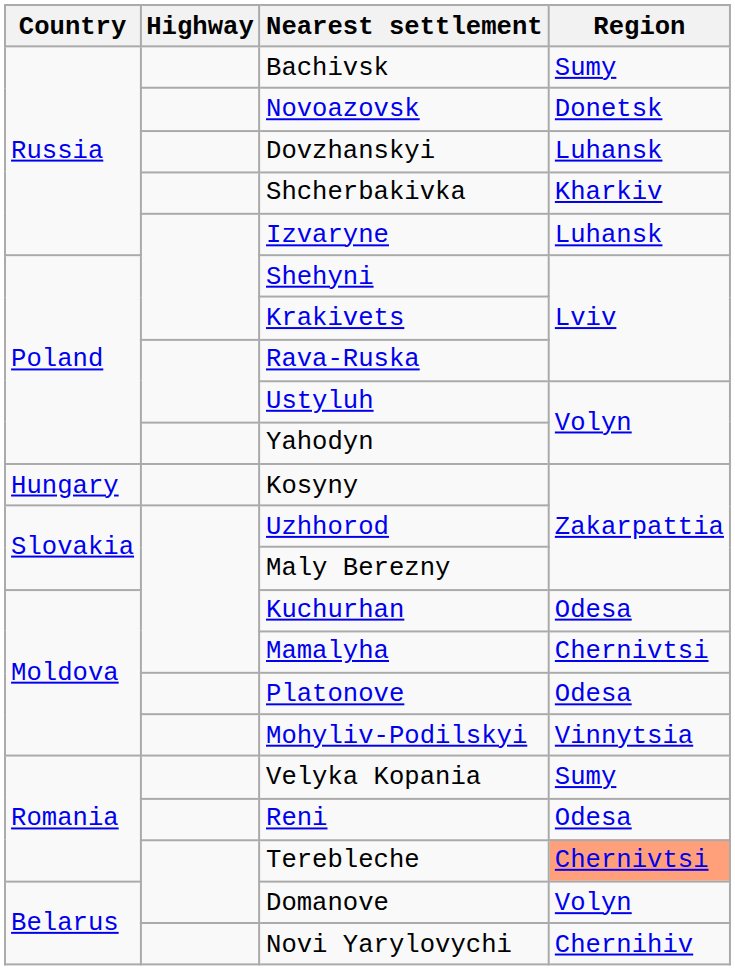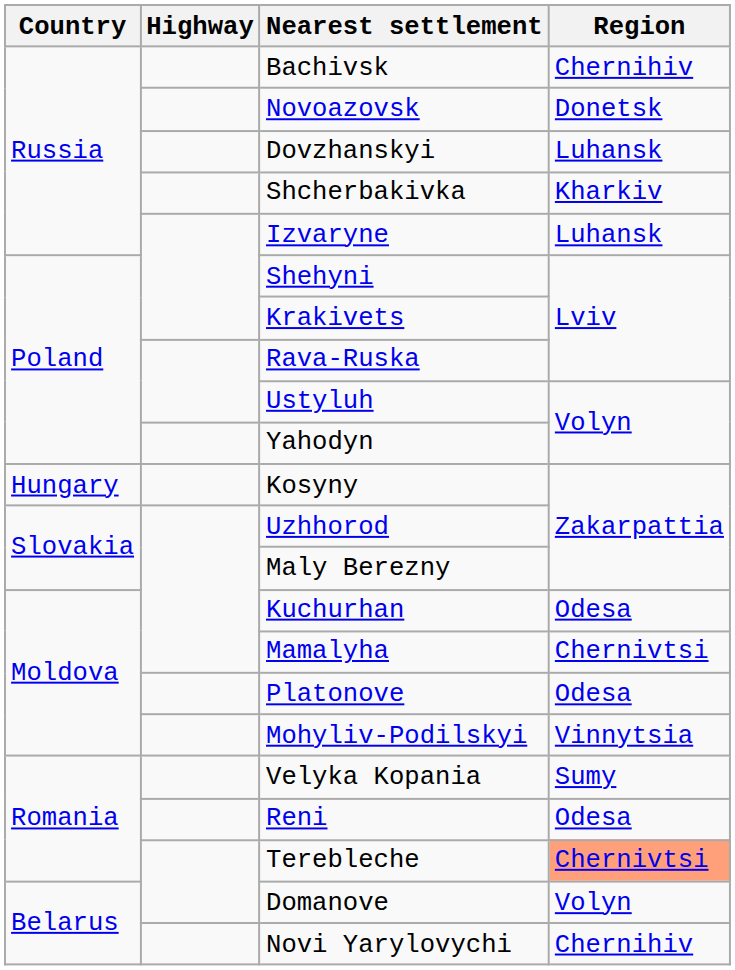(586, 68) Sumy -> (624, 68) Chernihiv
